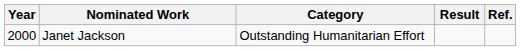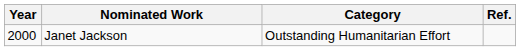- column: (460, 14)
